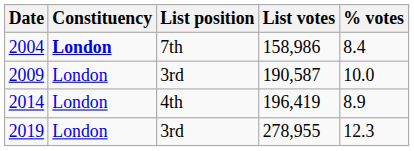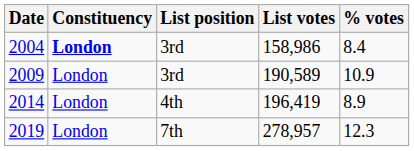(172, 46) 7th -> (172, 46) 3rd
(292, 74) 190,587 -> (292, 74) 190,589
(359, 74) 10.0 -> (359, 74) 10.9
(172, 131) 3rd -> (172, 131) 7th
(292, 131) 278,955 -> (292, 131) 278,957
